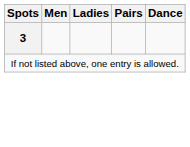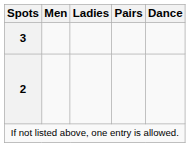+ row: (23, 89)
